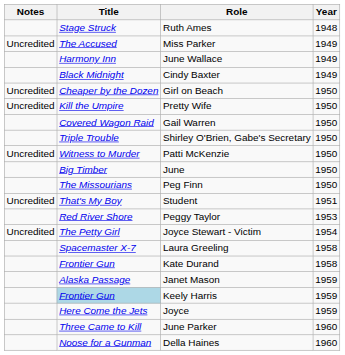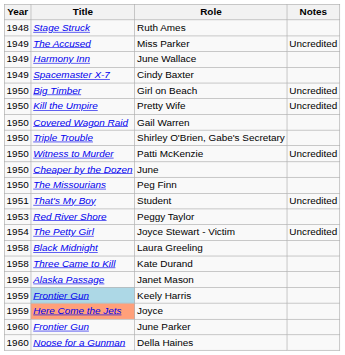columns swapped: (326, 12) <-> (31, 12)
(91, 75) Black Midnight -> (72, 75) Spacemaster X-7
(109, 91) Cheaper by the Dozen -> (57, 91) Big Timber
(83, 169) Big Timber -> (83, 169) Cheaper by the Dozen
(97, 248) Spacemaster X-7 -> (65, 248) Black Midnight
(87, 264) Frontier Gun -> (74, 264) Three Came to Kill
(103, 311) no background -> (77, 311) lightsalmon background
(100, 327) Three Came to Kill -> (61, 327) Frontier Gun
